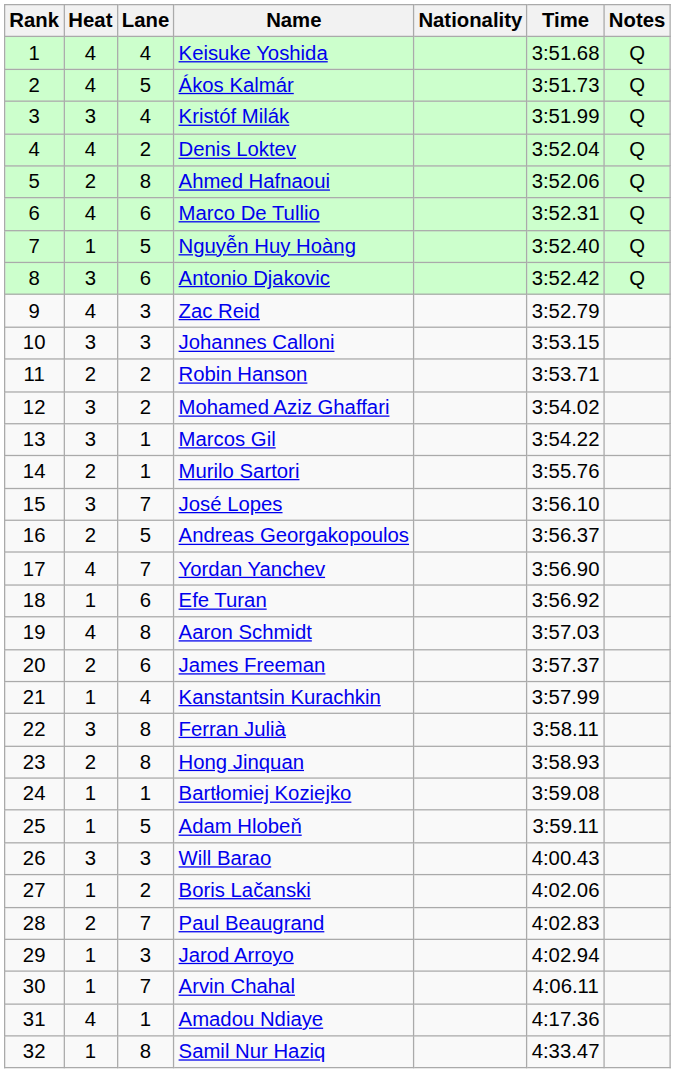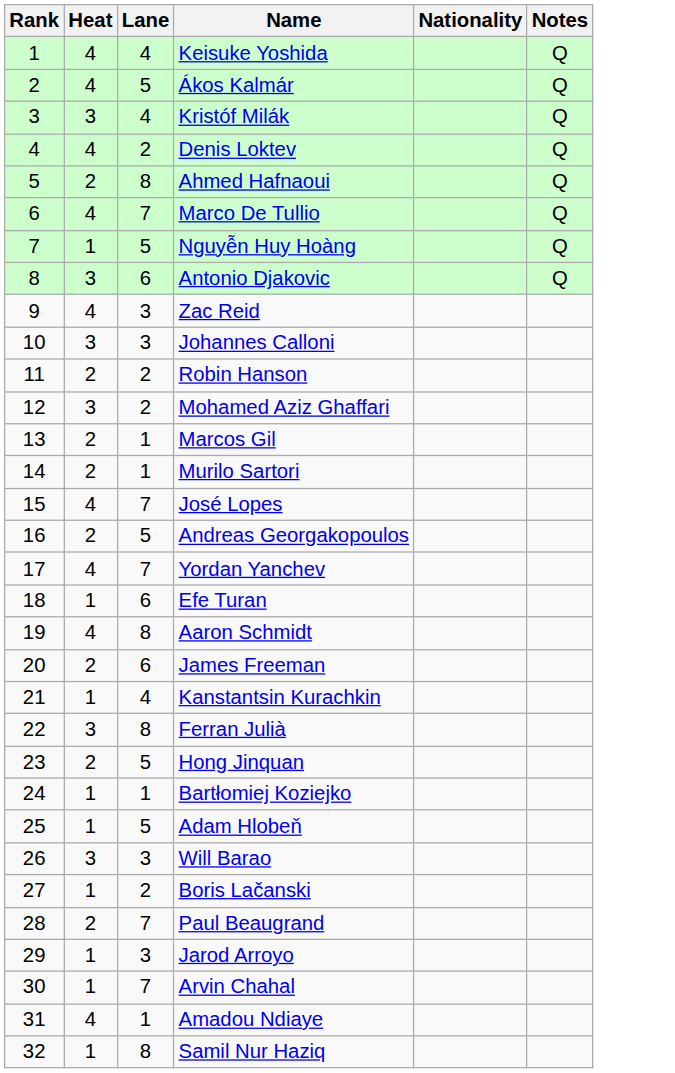- column: (566, 20)
(146, 213) 6 -> (146, 213) 7
(90, 439) 3 -> (90, 439) 2
(90, 504) 3 -> (90, 504) 4
(146, 761) 8 -> (146, 761) 5
